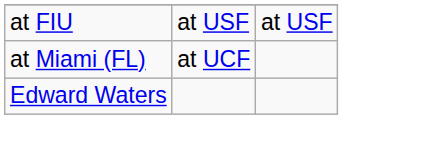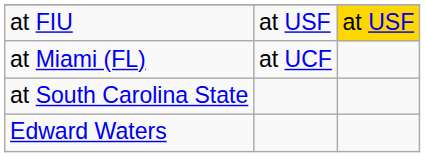(297, 22) no background -> (378, 22) gold background
+ row: (129, 95)
